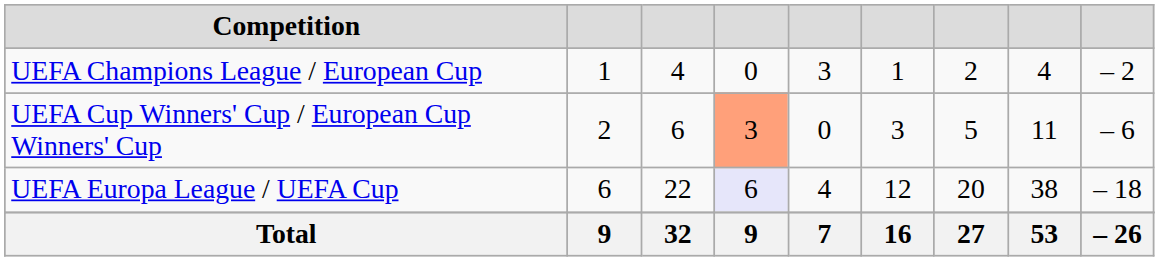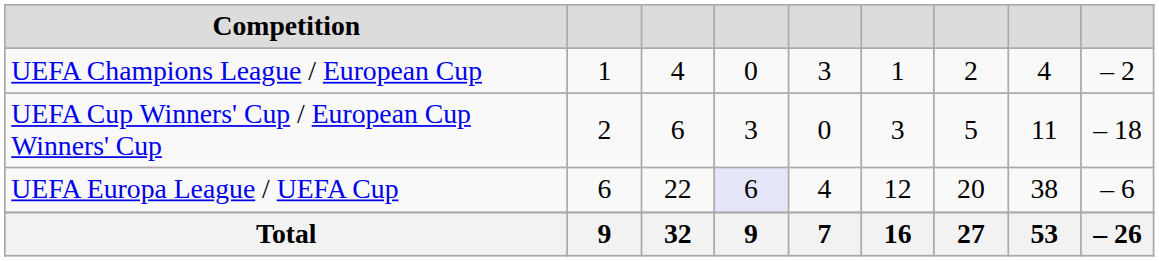(751, 129) lightsalmon background -> (751, 129) no background
(1118, 129) – 6 -> (1118, 129) – 18
(1118, 189) – 18 -> (1118, 189) – 6
